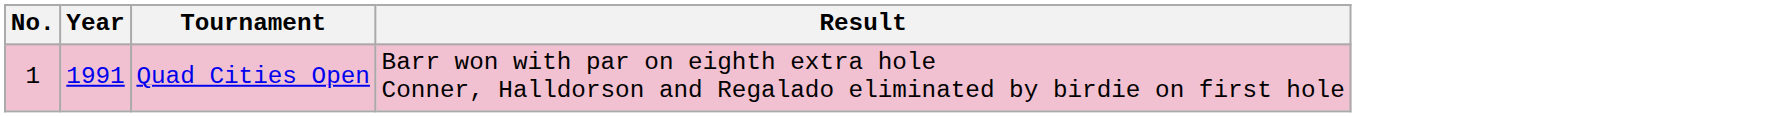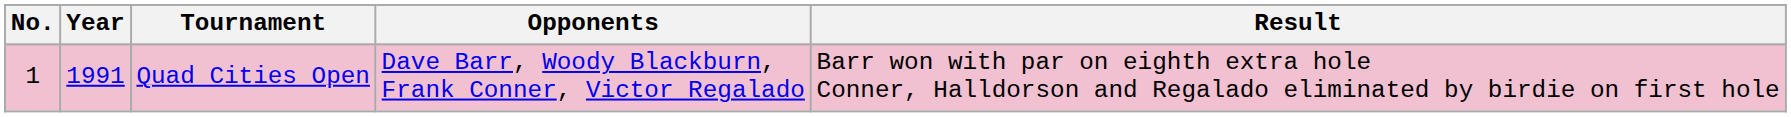+ column: (593, 25)
